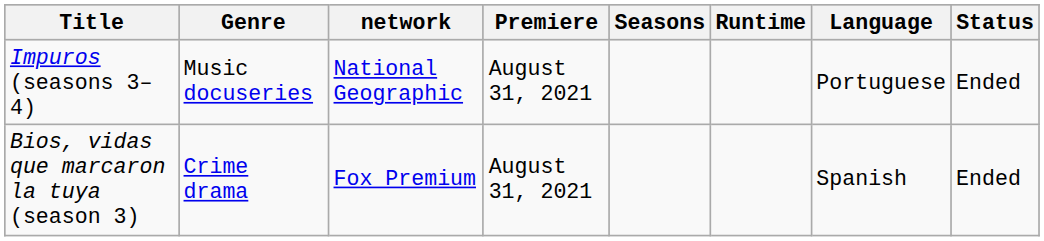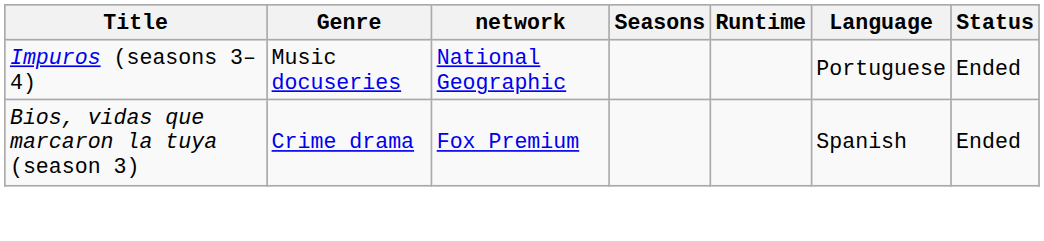- column: (546, 22)
